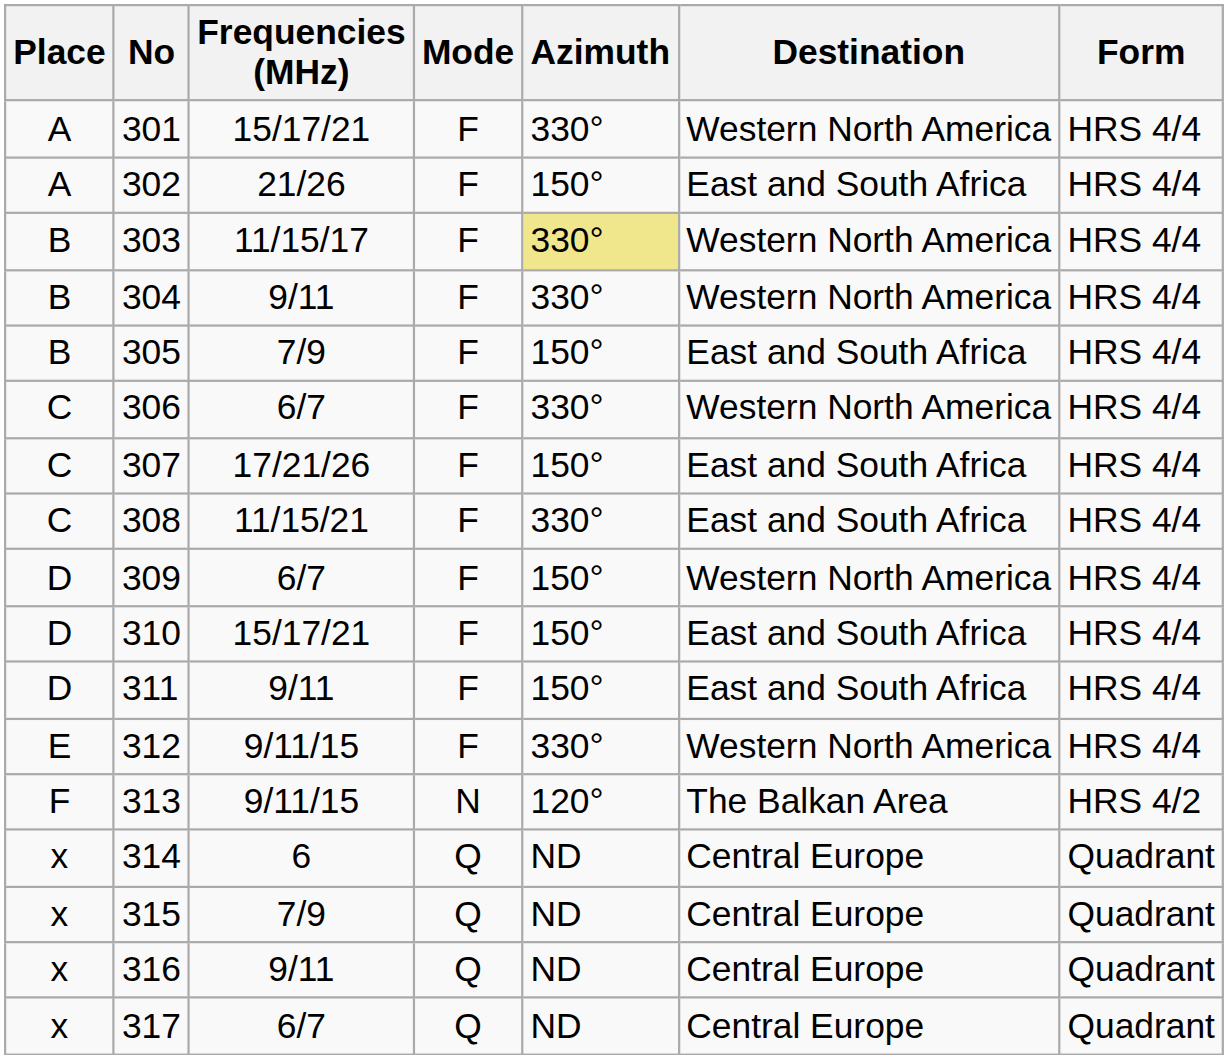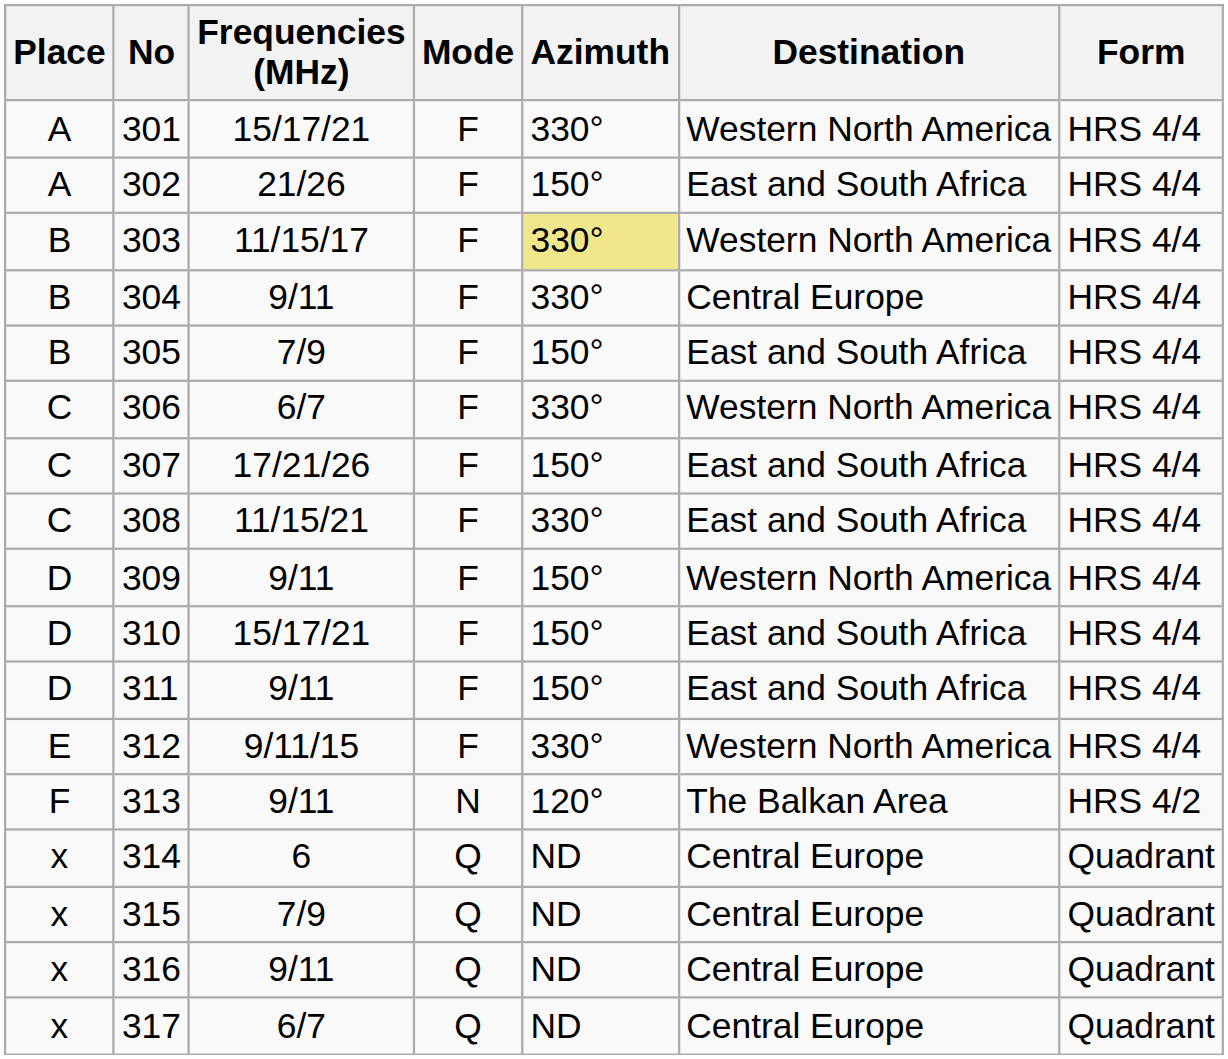(869, 296) Western North America -> (805, 296) Central Europe
(301, 577) 6/7 -> (301, 577) 9/11
(301, 801) 9/11/15 -> (301, 801) 9/11
